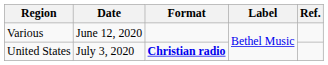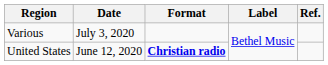(109, 32) June 12, 2020 -> (105, 32) July 3, 2020
(105, 51) July 3, 2020 -> (109, 51) June 12, 2020
